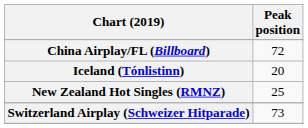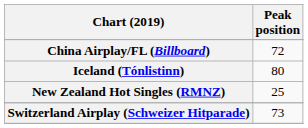(278, 71) 20 -> (278, 71) 80
